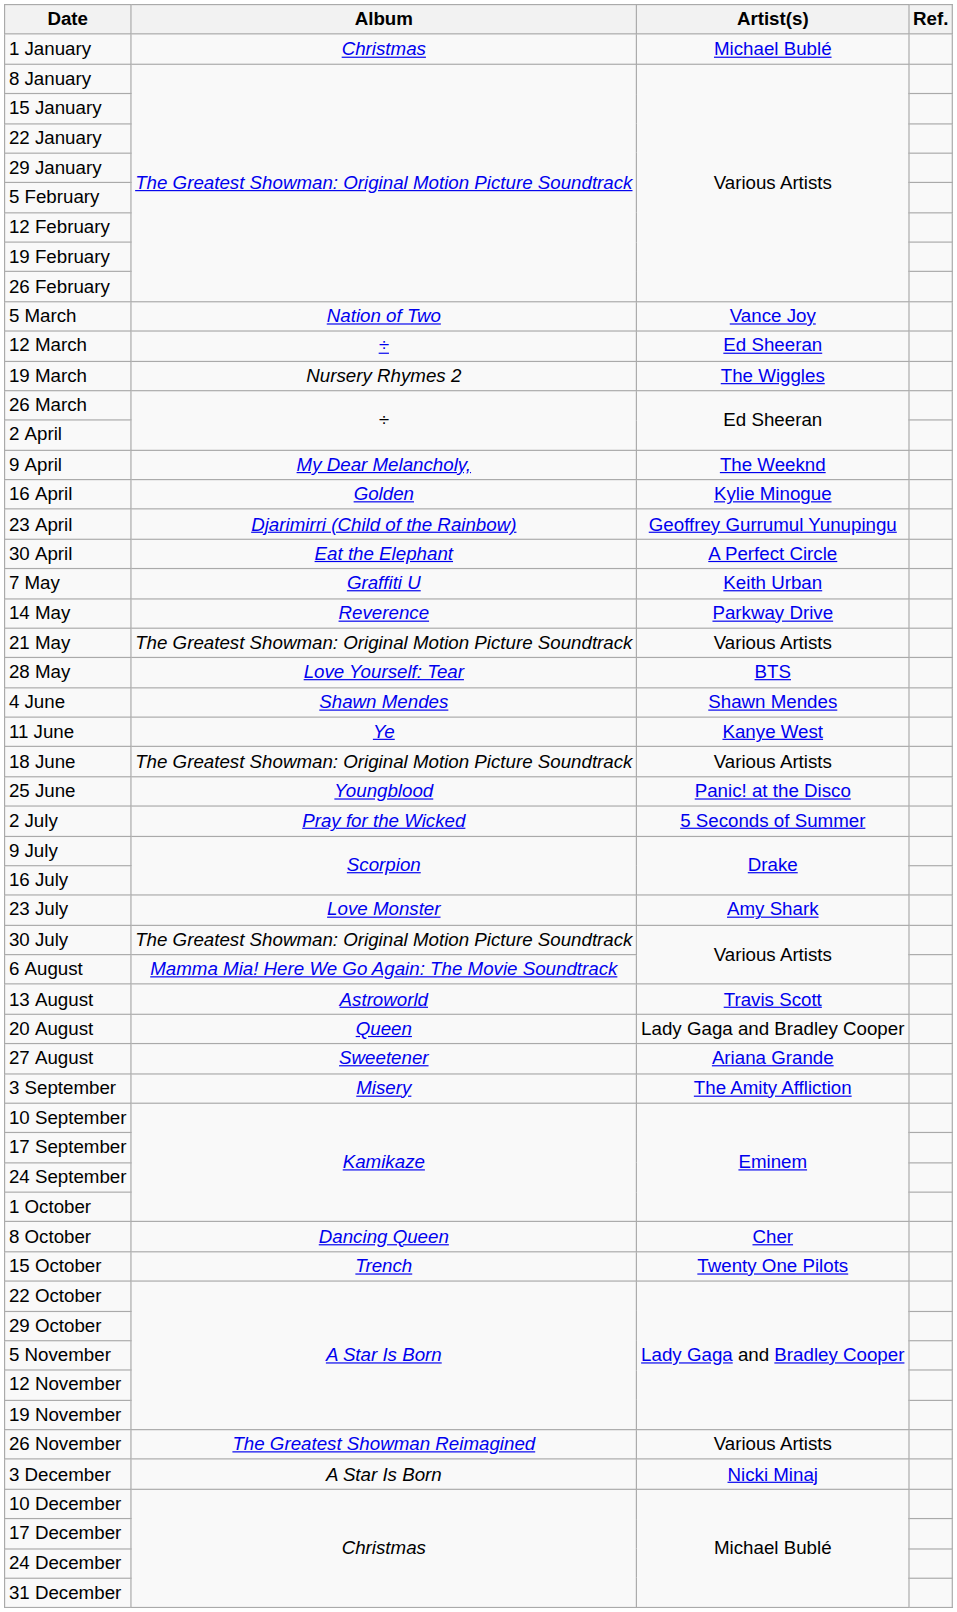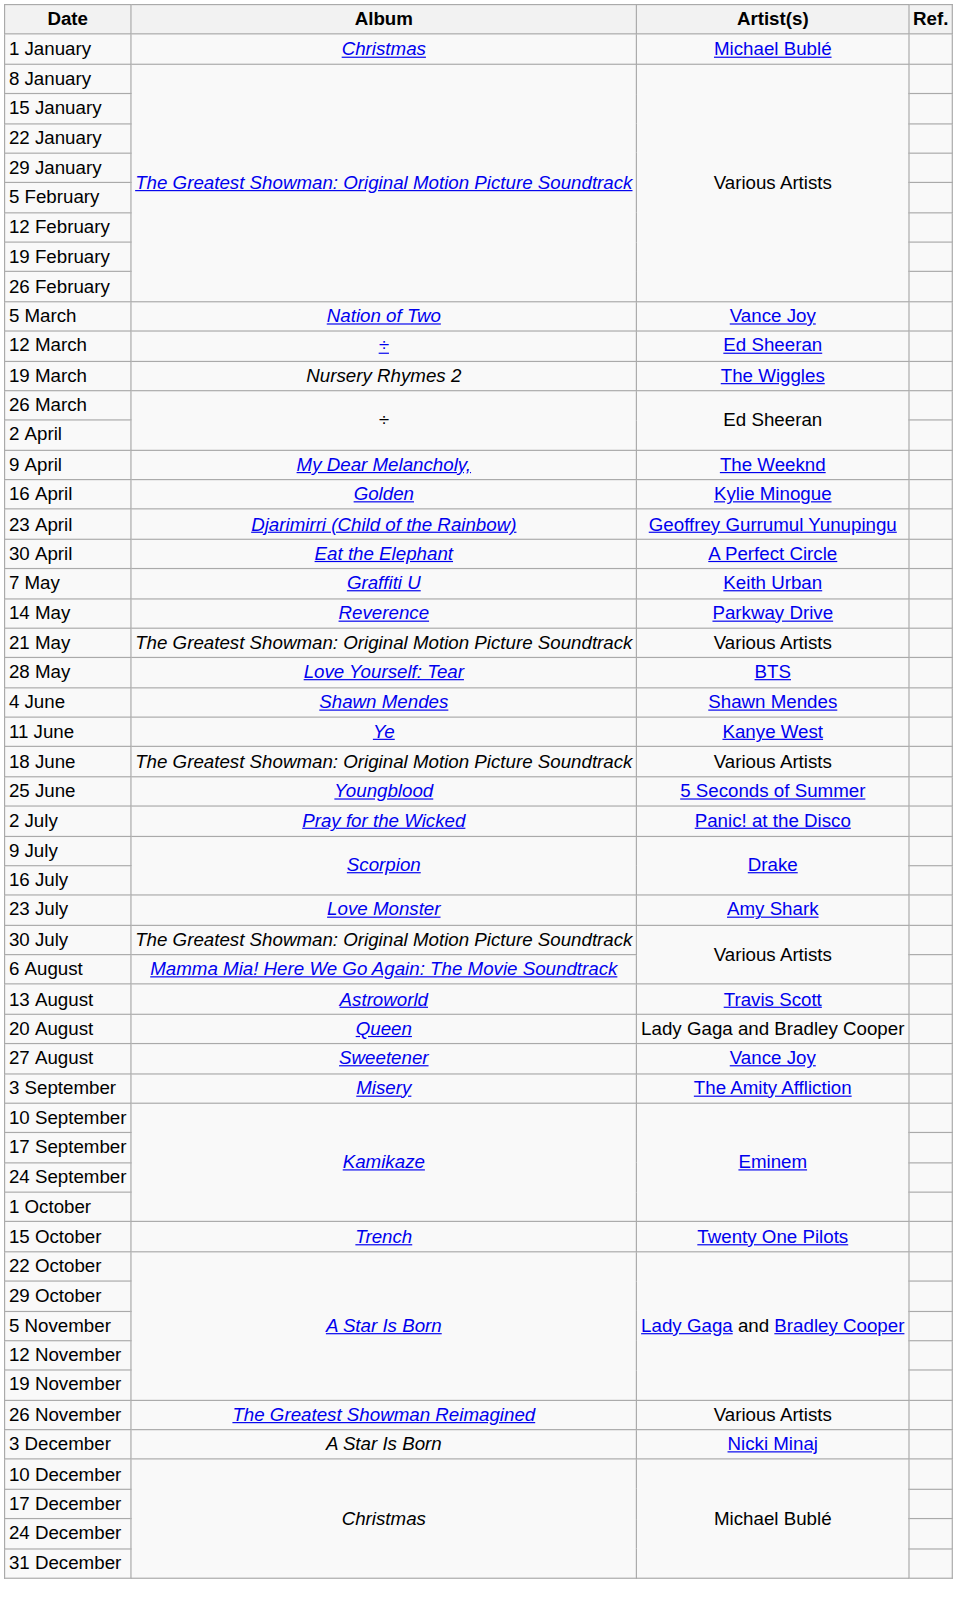(773, 791) Panic! at the Disco -> (773, 791) 5 Seconds of Summer
(773, 820) 5 Seconds of Summer -> (773, 820) Panic! at the Disco
(773, 1058) Ariana Grande -> (773, 1058) Vance Joy
- row: (50, 1236)
